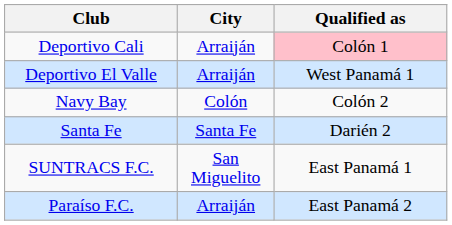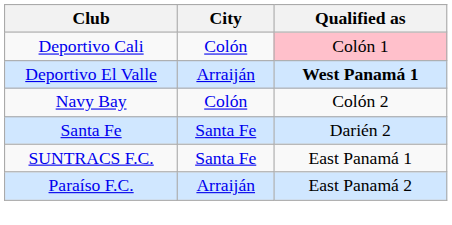(226, 46) Arraiján -> (226, 46) Colón
(360, 74) normal -> (360, 74) bold
(226, 167) San Miguelito -> (226, 158) Santa Fe
